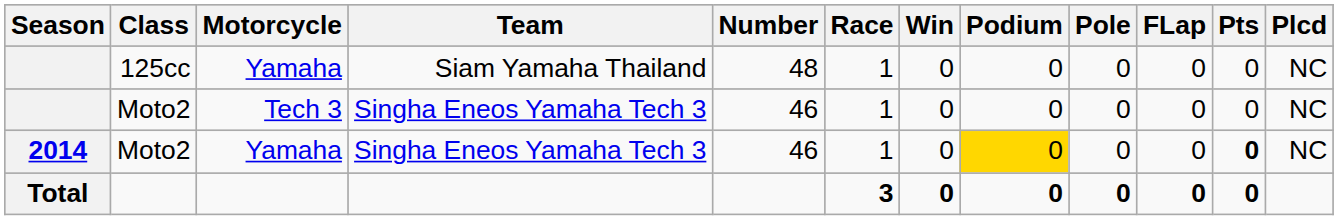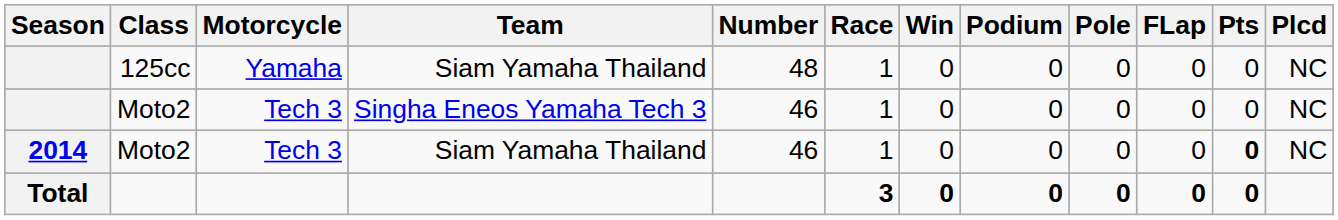(294, 151) Yamaha -> (303, 151) Tech 3
(530, 151) Singha Eneos Yamaha Tech 3 -> (571, 151) Siam Yamaha Thailand
(1056, 151) gold background -> (1056, 151) no background
